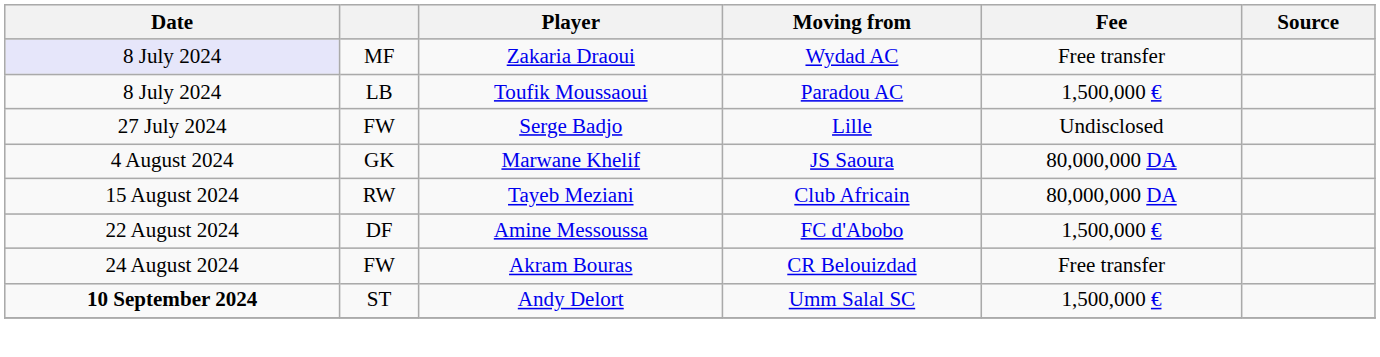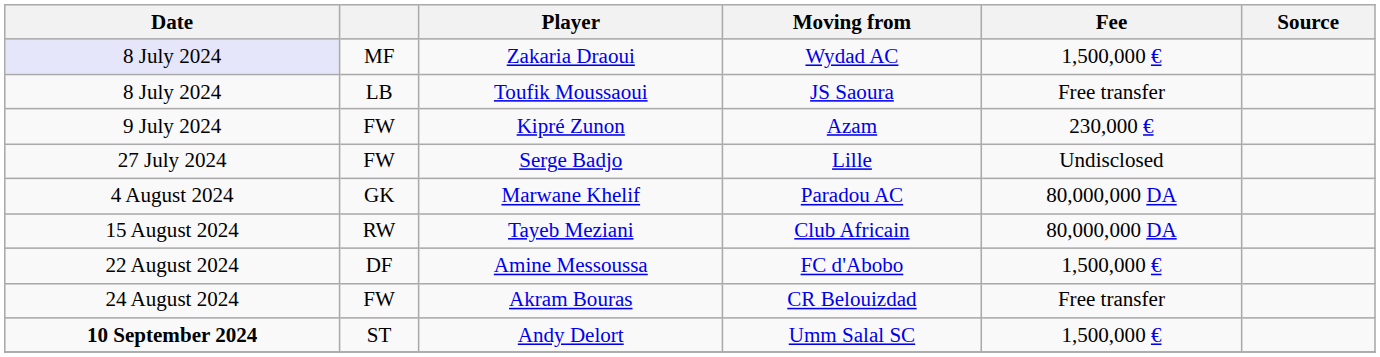(1111, 56) Free transfer -> (1111, 56) 1,500,000 €
(852, 91) Paradou AC -> (852, 91) JS Saoura
(1111, 91) 1,500,000 € -> (1111, 91) Free transfer
+ row: (571, 125)
(852, 160) JS Saoura -> (852, 195) Paradou AC
